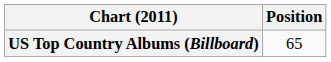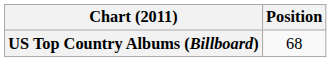(294, 43) 65 -> (294, 43) 68
